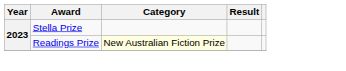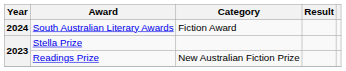+ row: (103, 27)
(164, 43) lightyellow background -> (239, 58) no background
